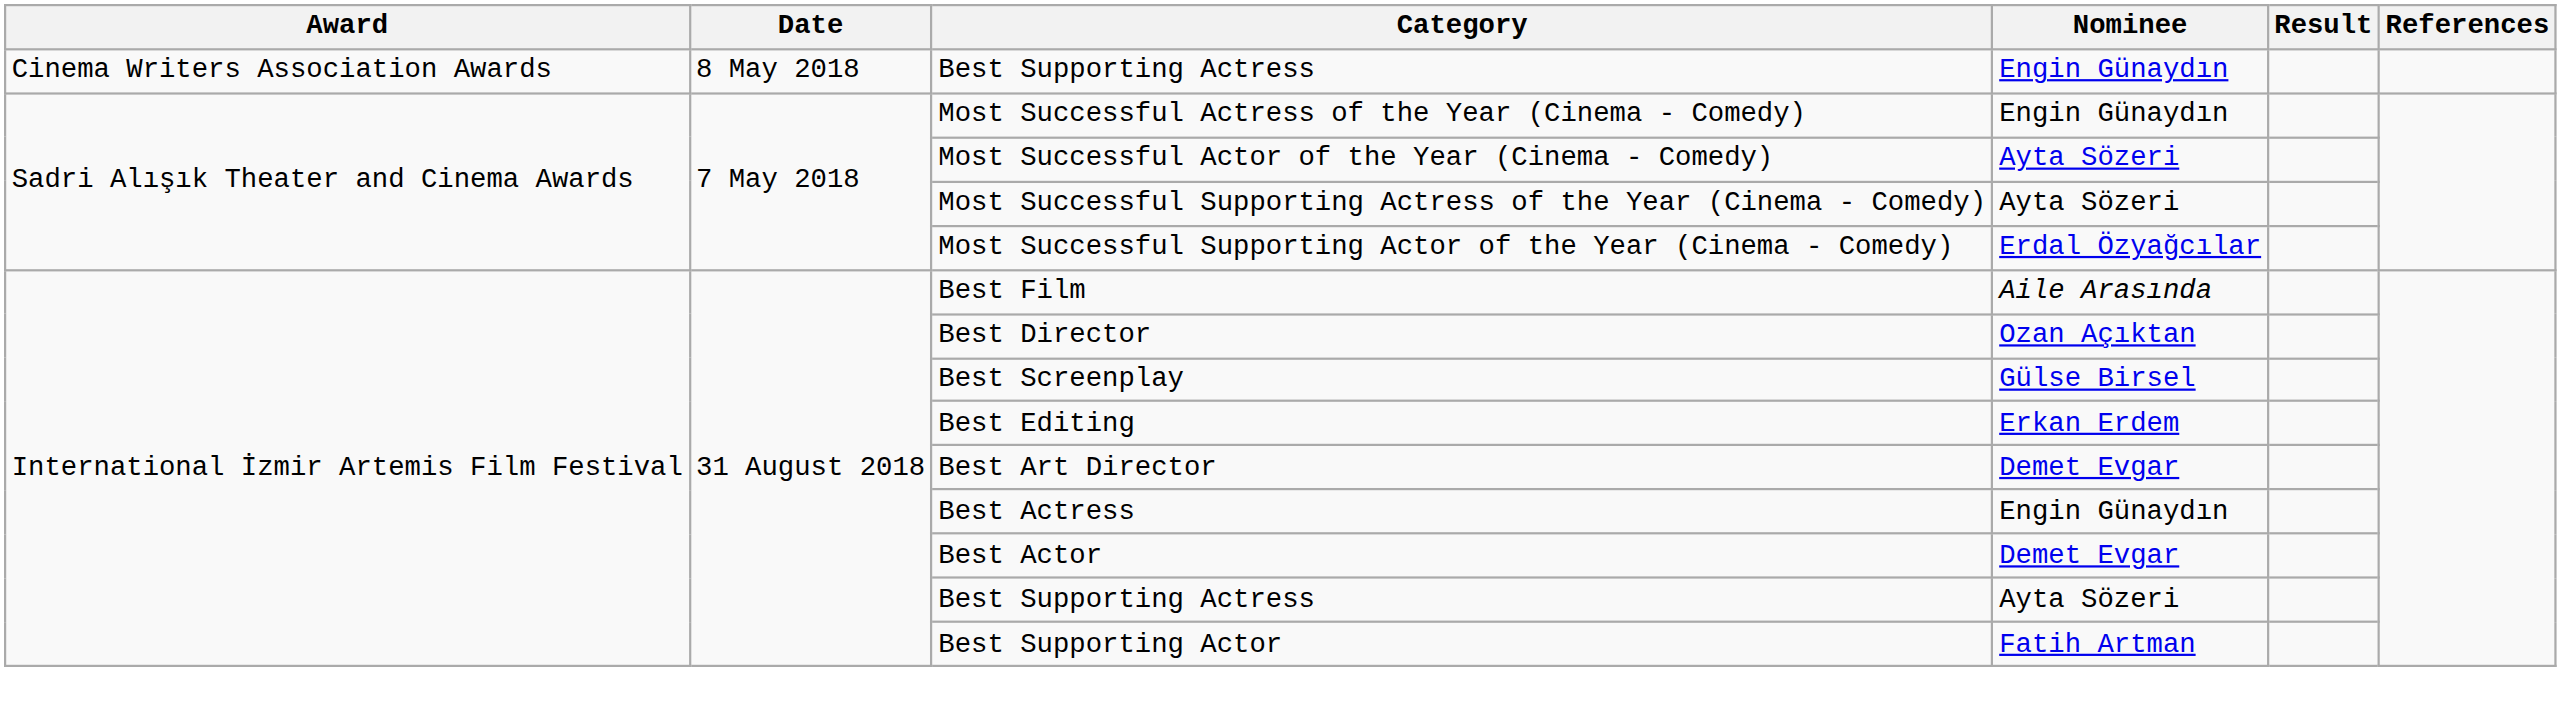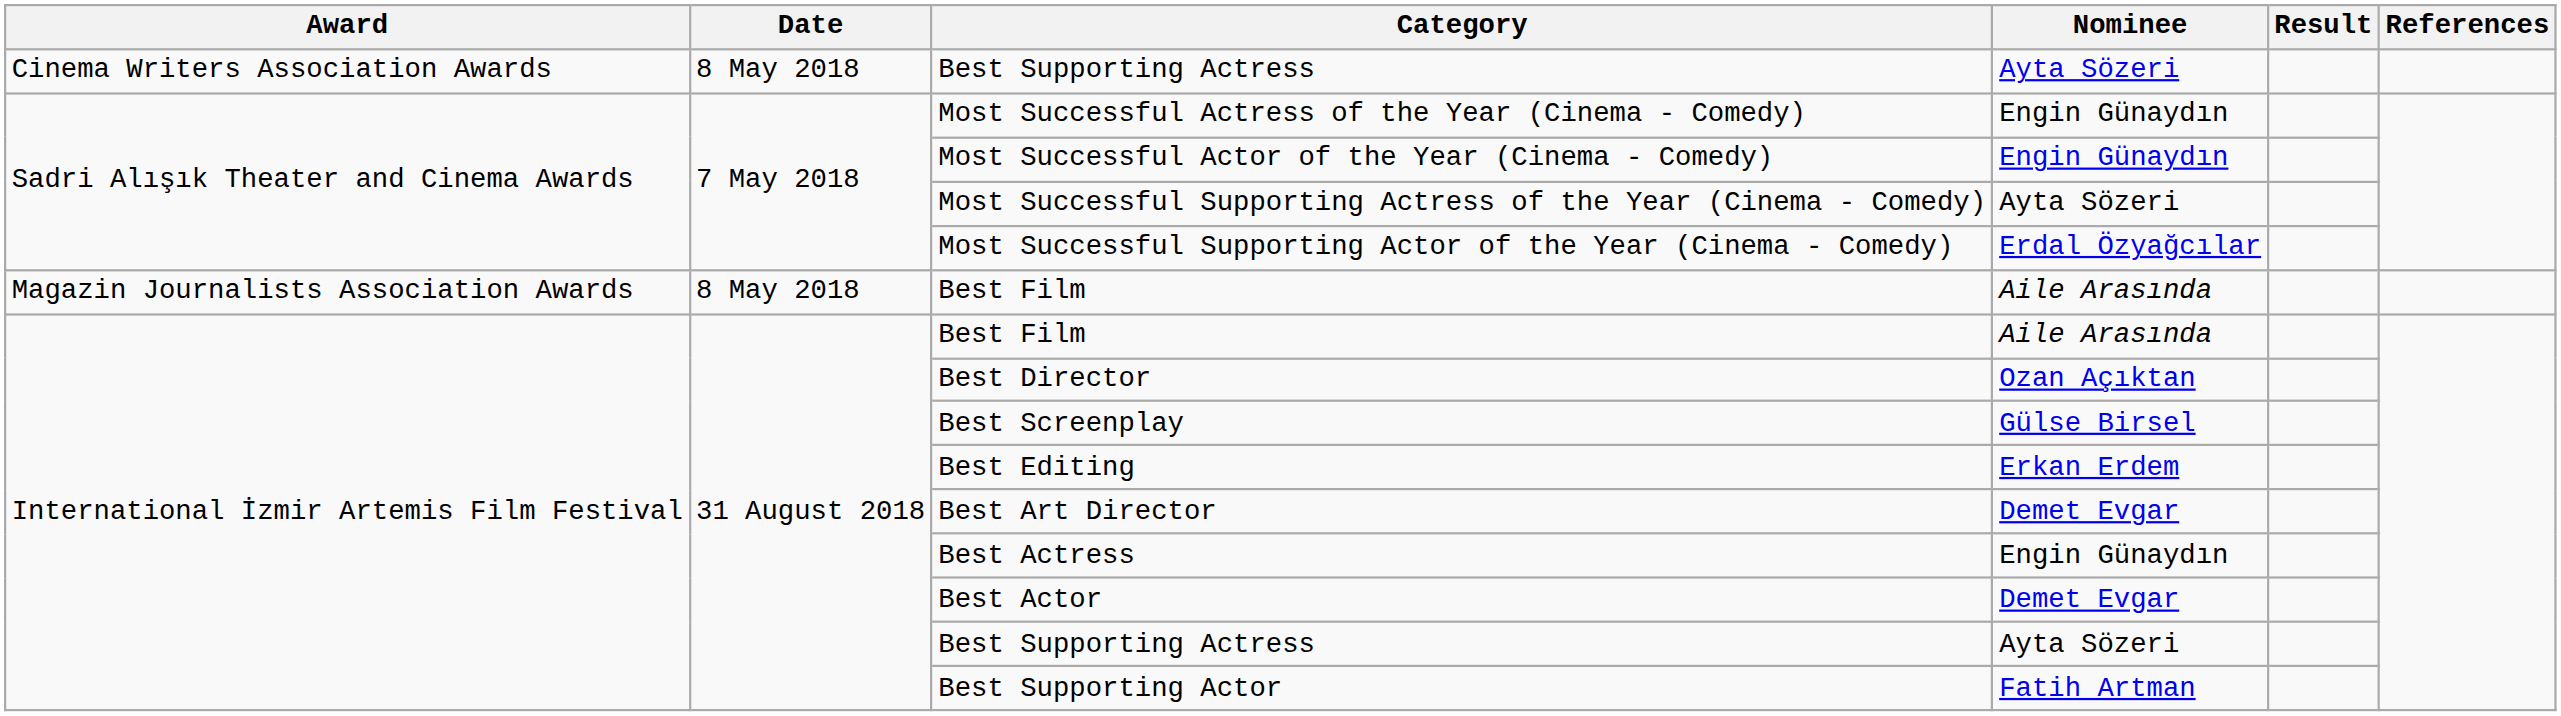(2114, 72) Engin Günaydın -> (2089, 72) Ayta Sözeri
(2089, 160) Ayta Sözeri -> (2114, 160) Engin Günaydın
+ row: (323, 292)
